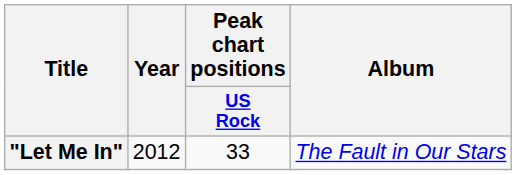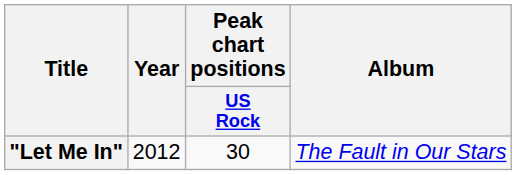(238, 152) 33 -> (238, 152) 30
